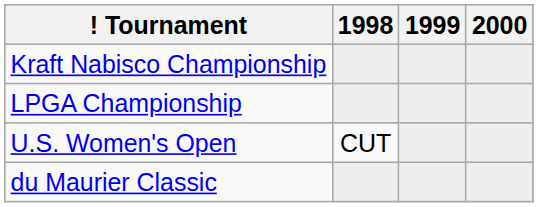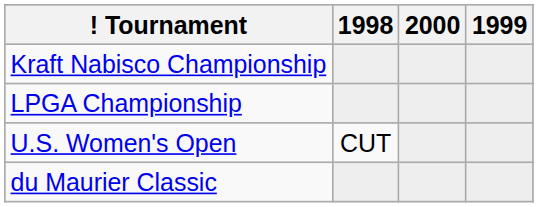columns swapped: (433, 25) <-> (500, 25)
